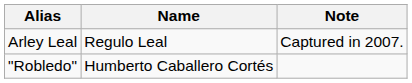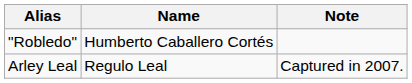rows swapped: (42, 66) <-> (43, 41)
